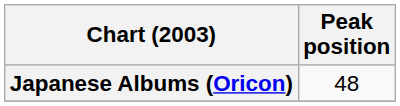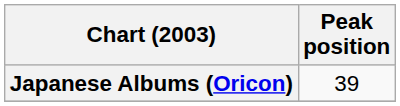(347, 82) 48 -> (347, 82) 39
